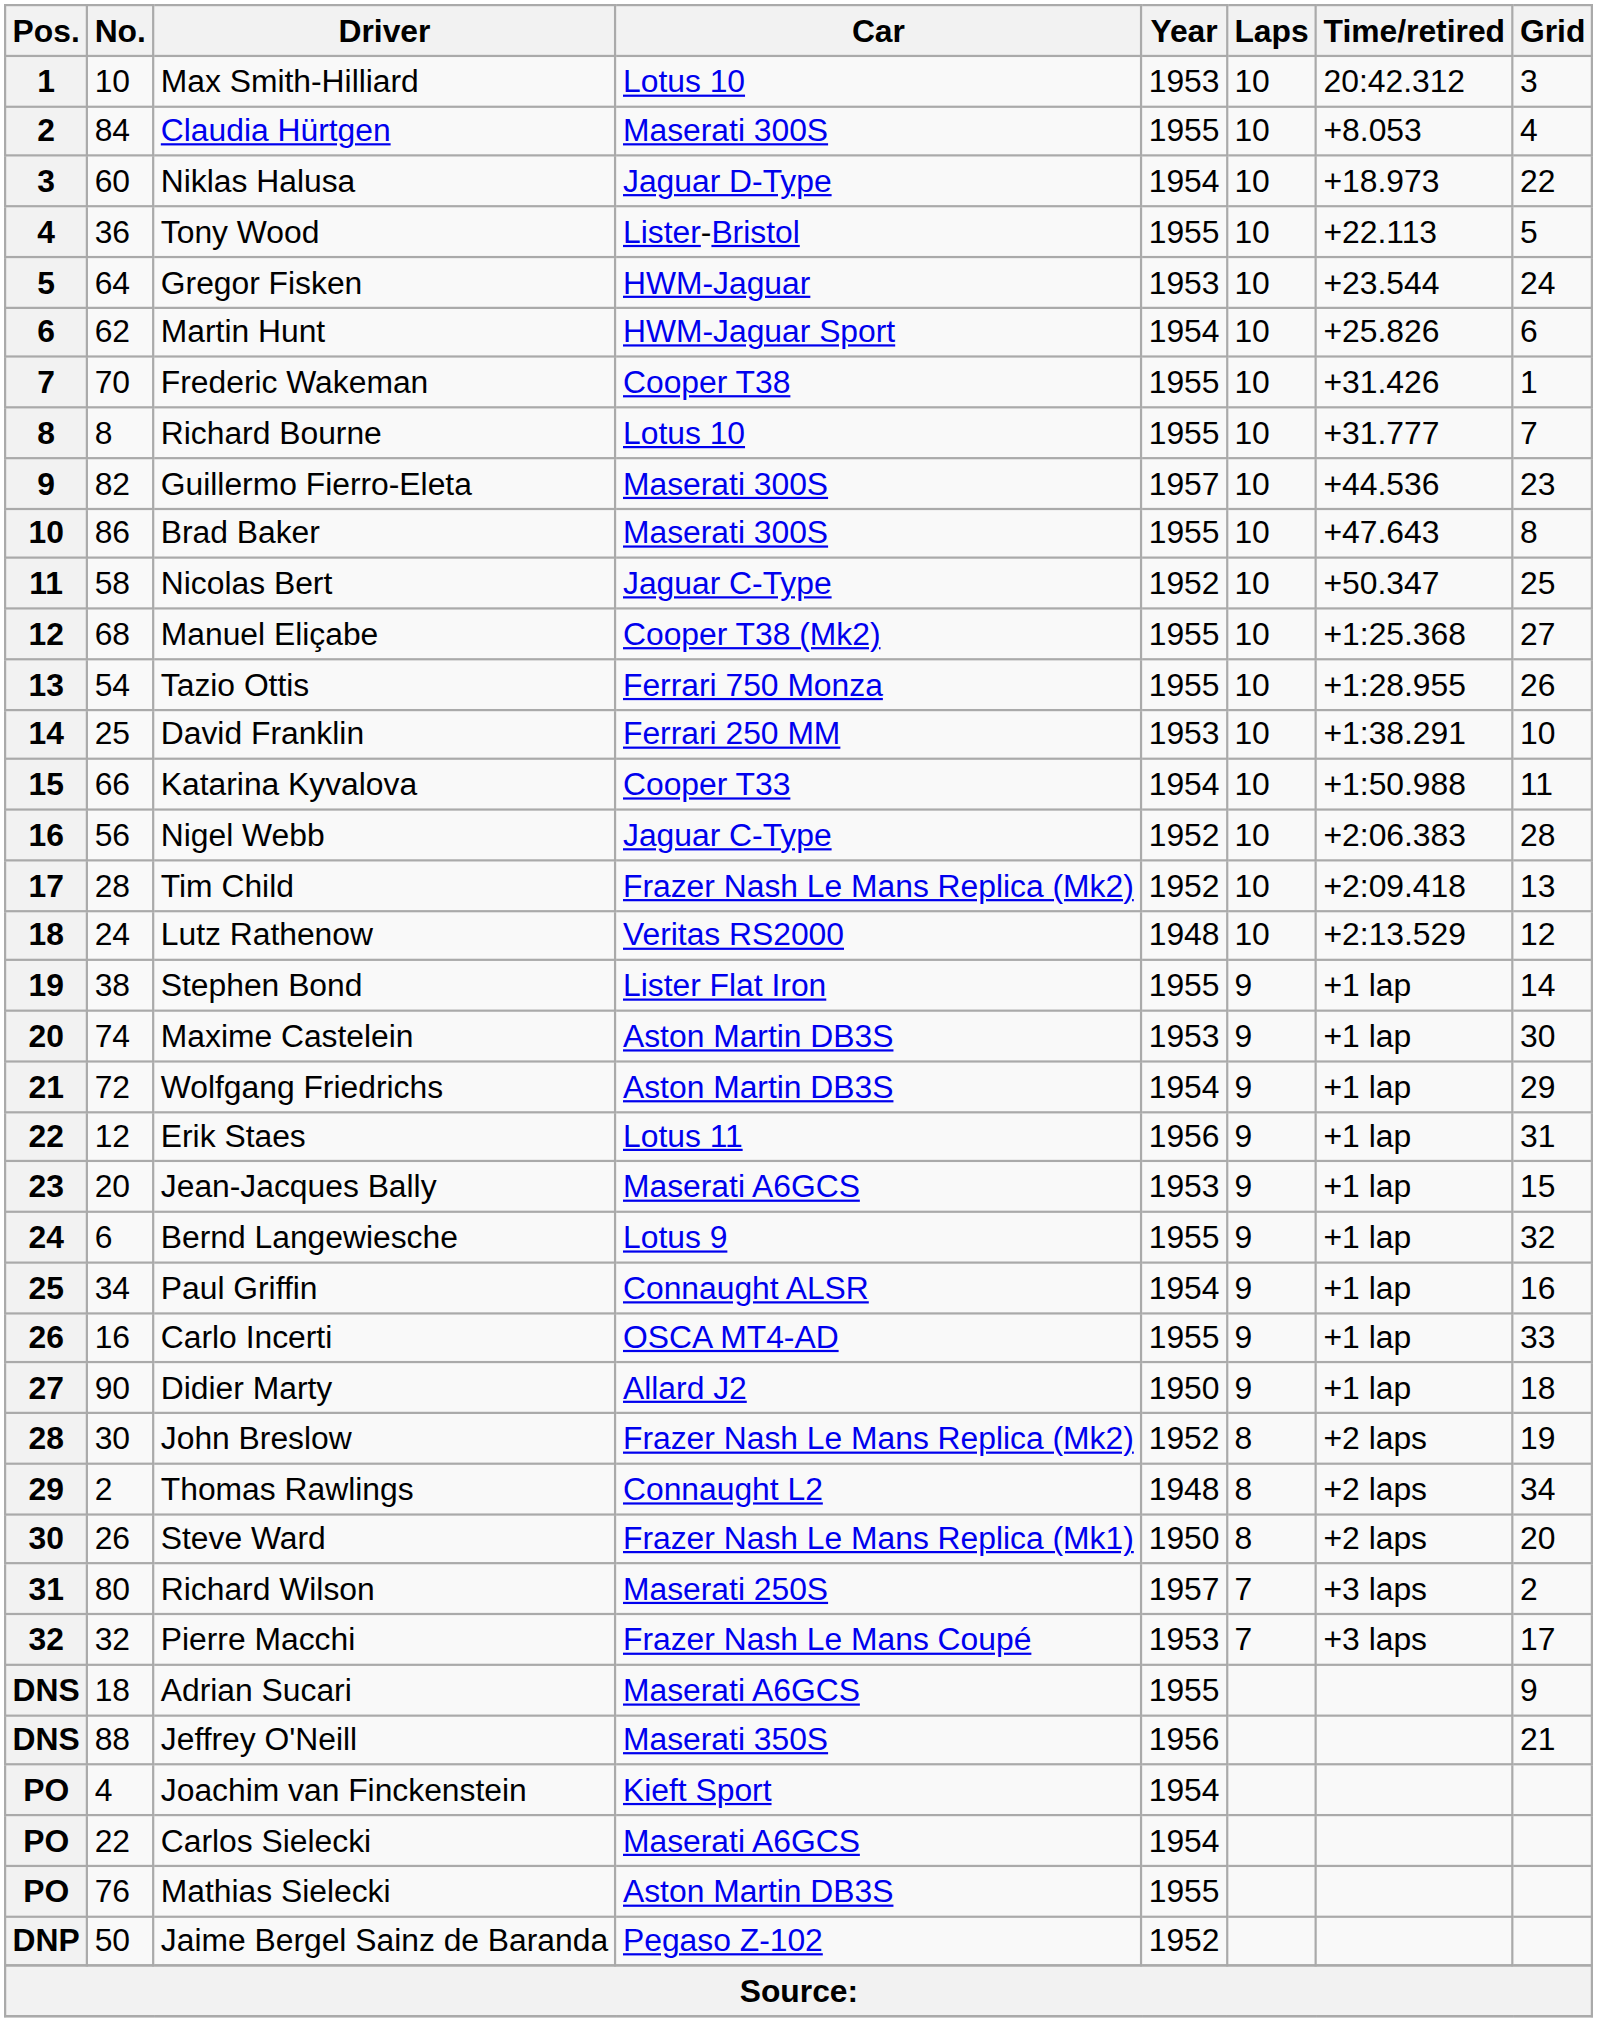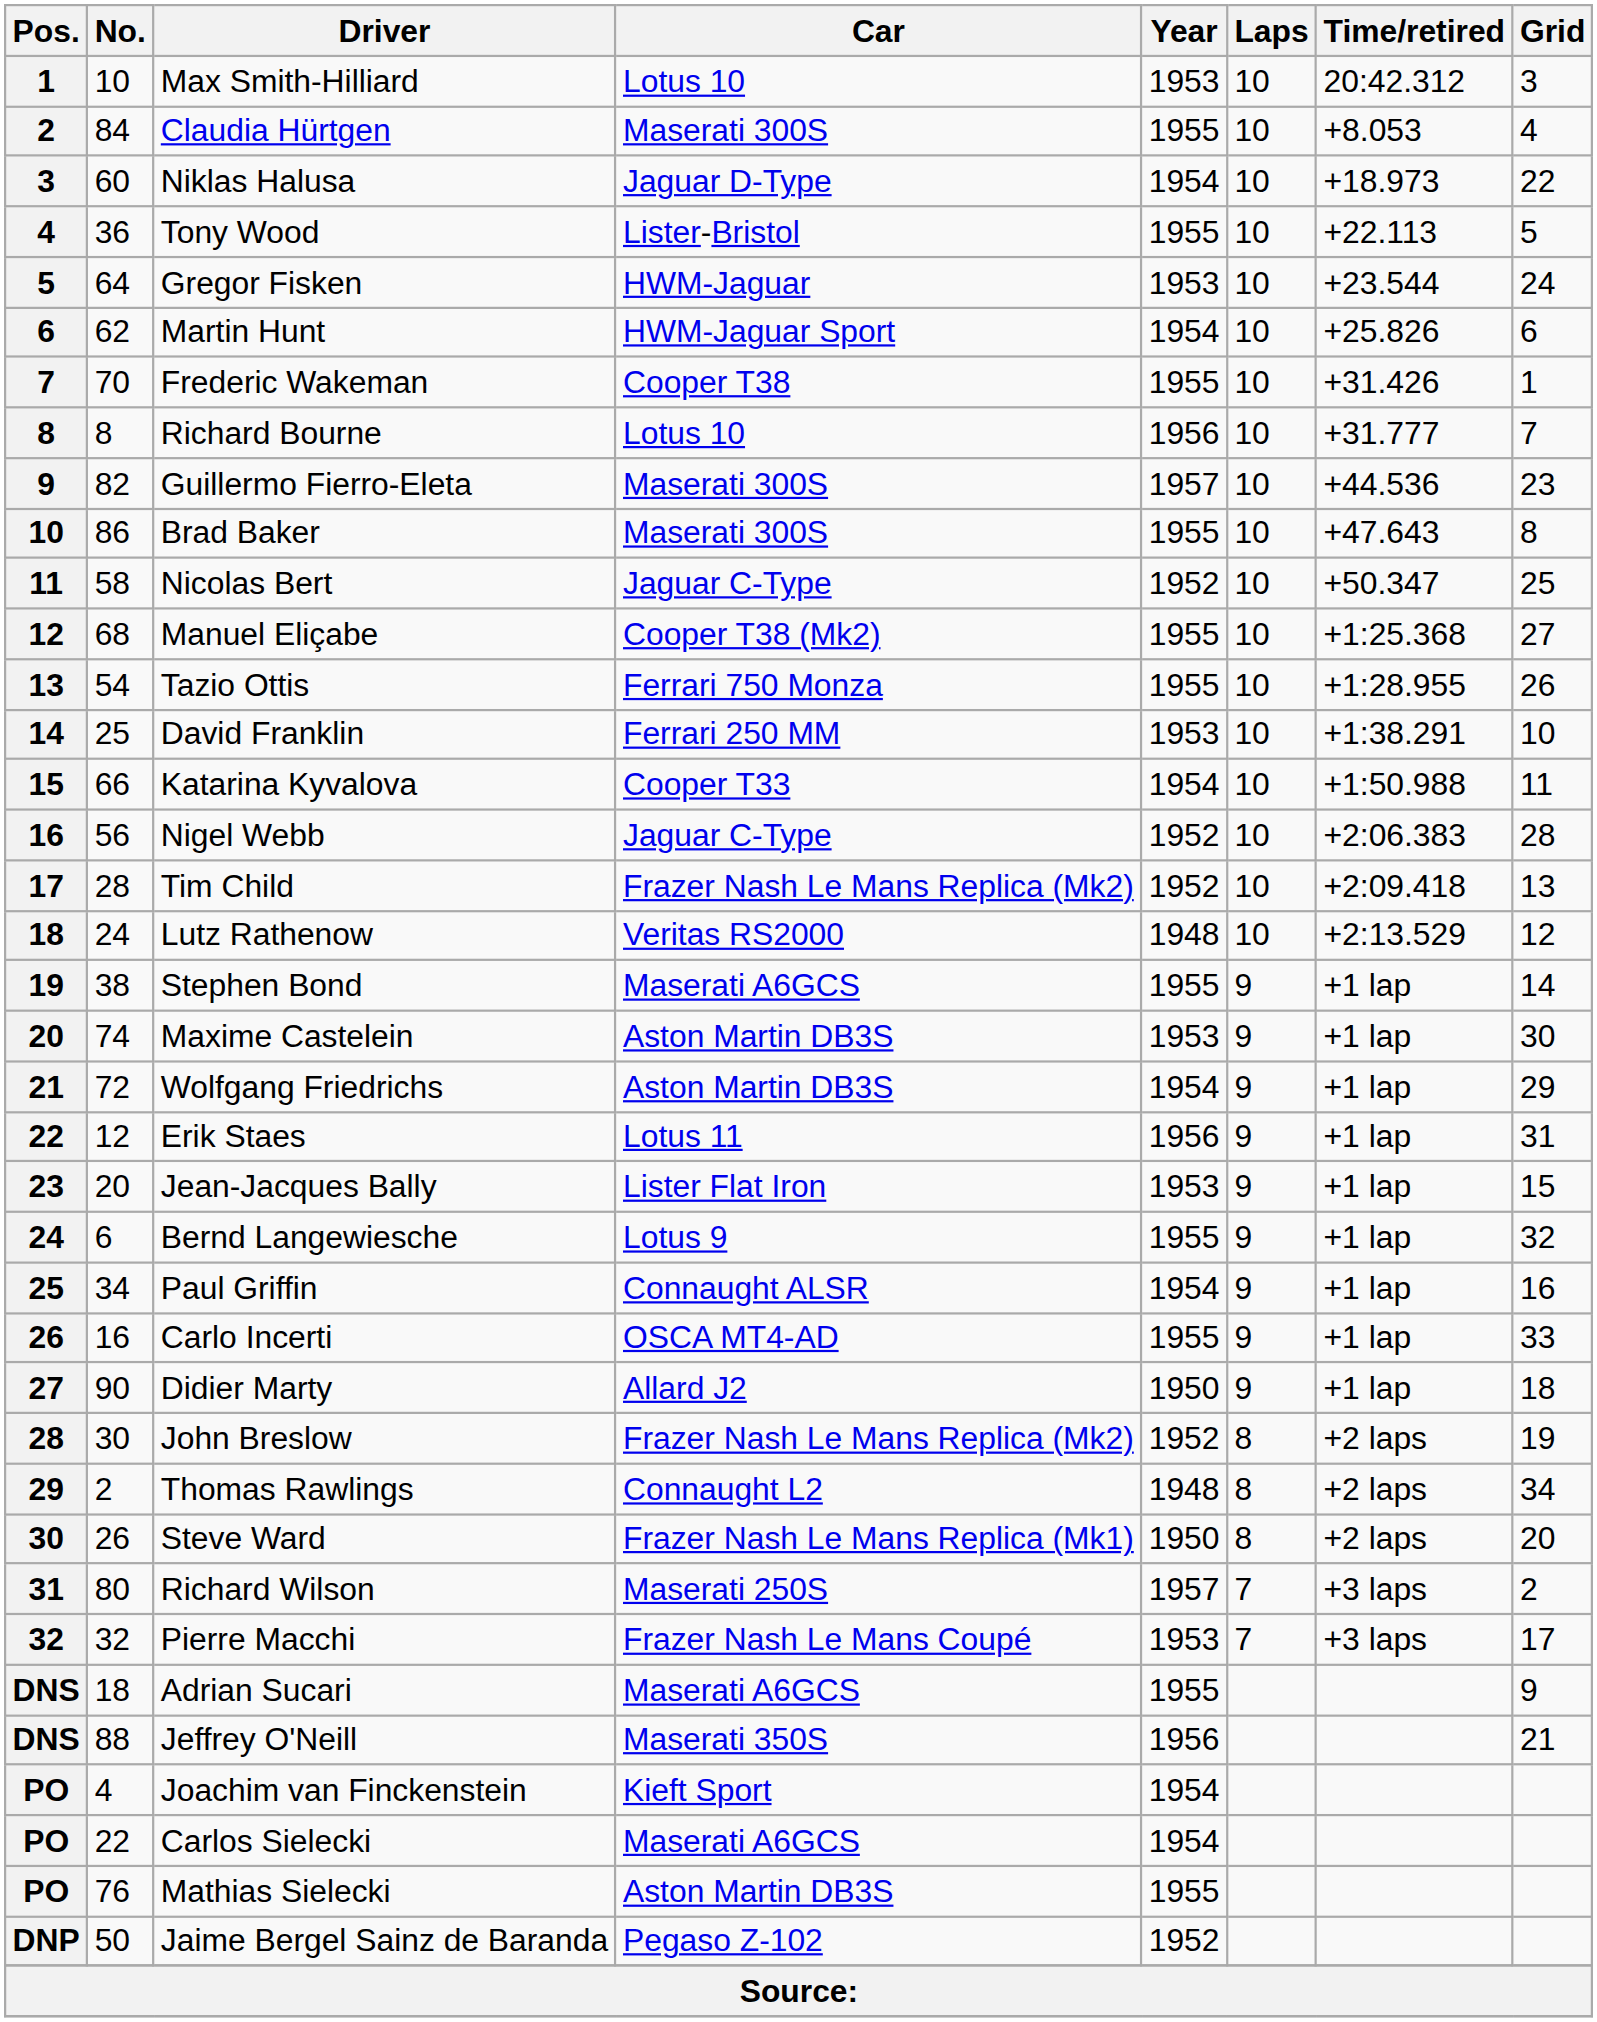(1184, 433) 1955 -> (1184, 433) 1956
(725, 986) Lister Flat Iron -> (741, 986) Maserati A6GCS
(741, 1187) Maserati A6GCS -> (725, 1187) Lister Flat Iron
